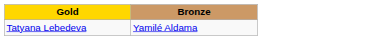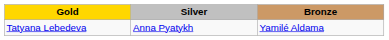+ column: (194, 12)
